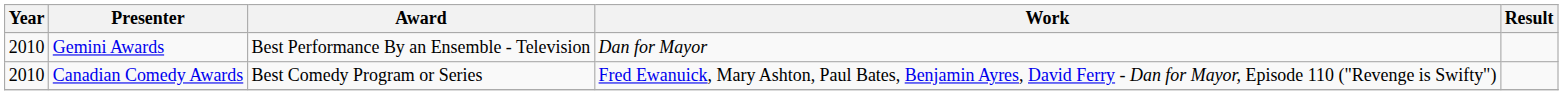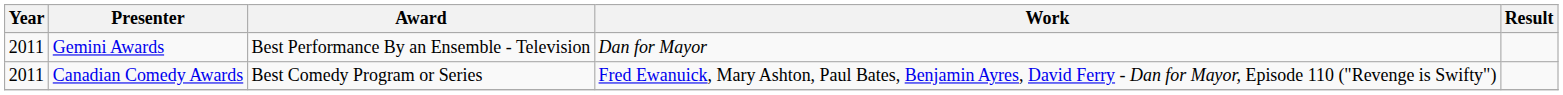(27, 47) 2010 -> (26, 47) 2011
(27, 75) 2010 -> (26, 75) 2011
